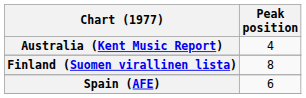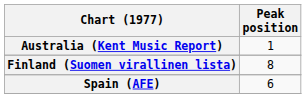(270, 46) 4 -> (270, 46) 1
